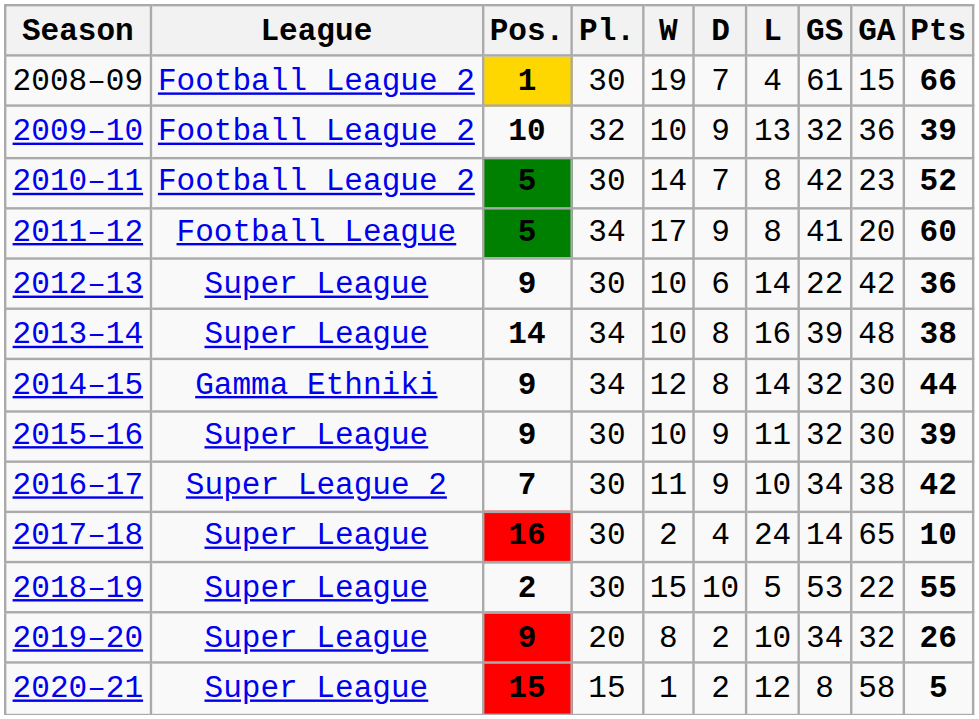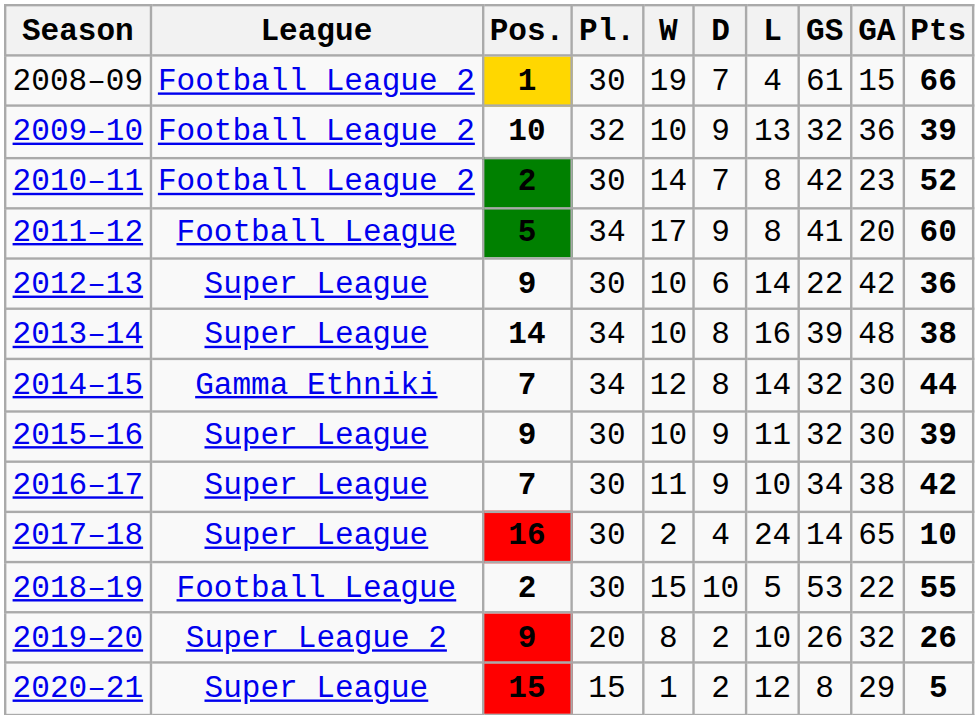(527, 182) 5 -> (527, 182) 2
(527, 385) 9 -> (527, 385) 7
(316, 486) Super League 2 -> (316, 486) Super League
(316, 588) Super League -> (316, 588) Football League
(316, 638) Super League -> (316, 638) Super League 2
(825, 638) 34 -> (825, 638) 26
(877, 689) 58 -> (877, 689) 29
